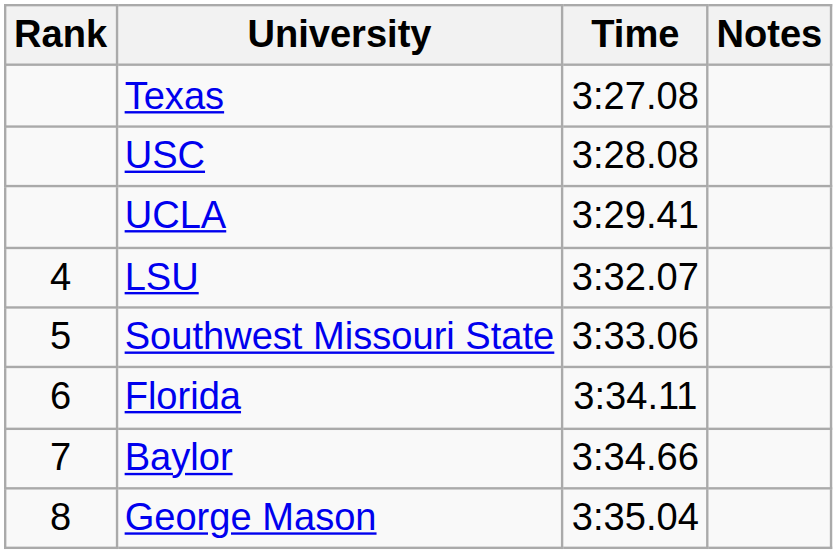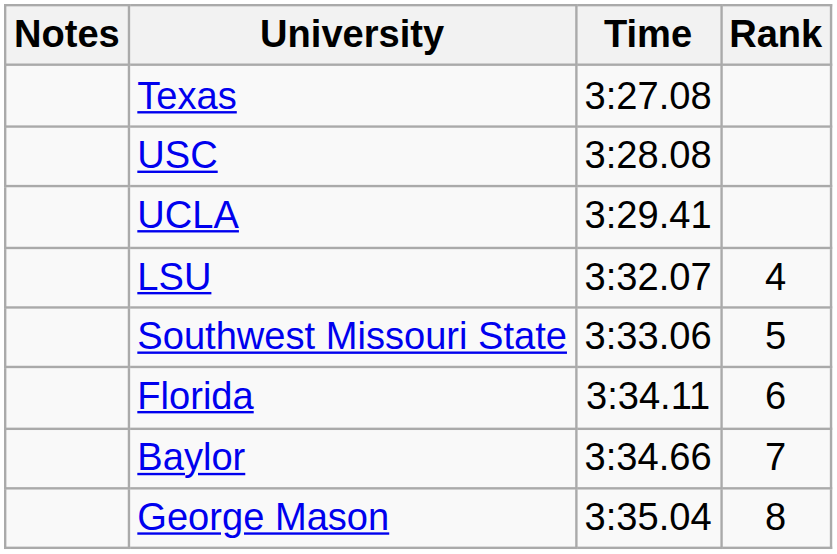columns swapped: (61, 34) <-> (769, 34)
